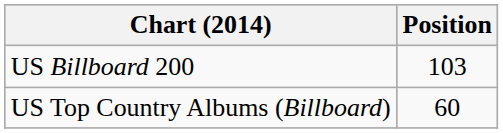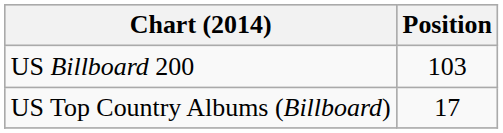(447, 107) 60 -> (447, 107) 17
